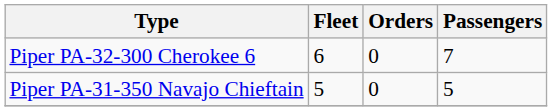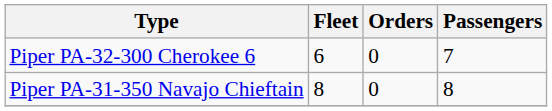(319, 88) 5 -> (319, 88) 8
(448, 88) 5 -> (448, 88) 8
